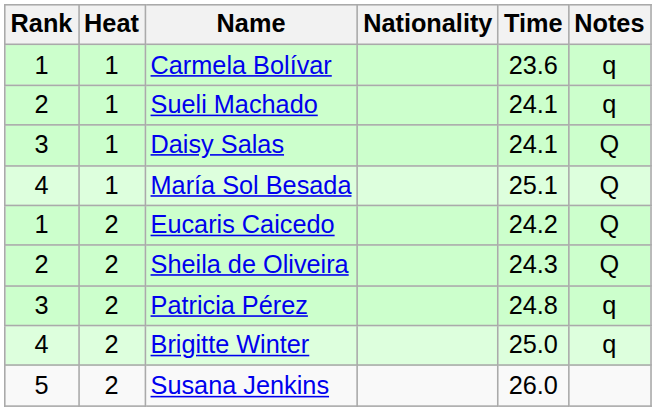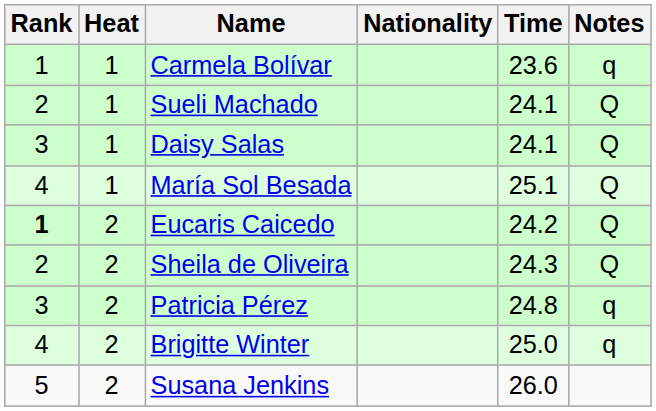(609, 104) q -> (609, 104) Q
(42, 225) normal -> (42, 225) bold
